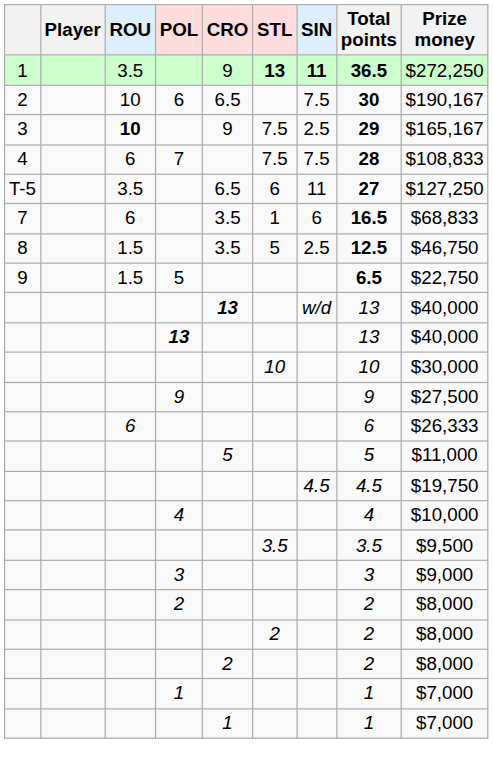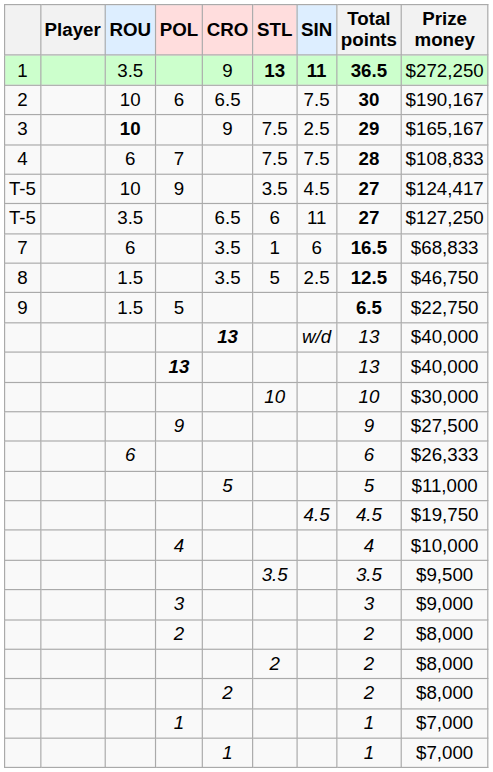+ row: (22, 188)
